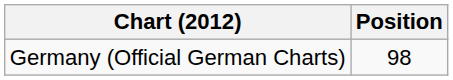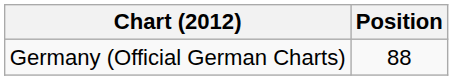(399, 57) 98 -> (399, 57) 88
